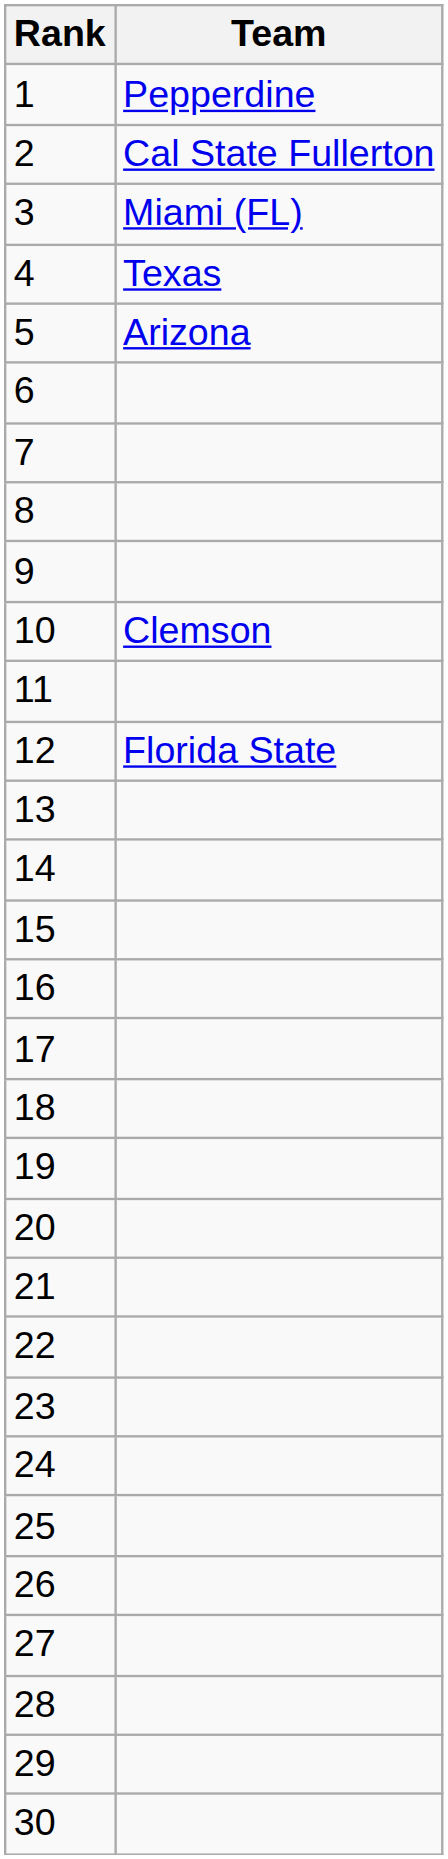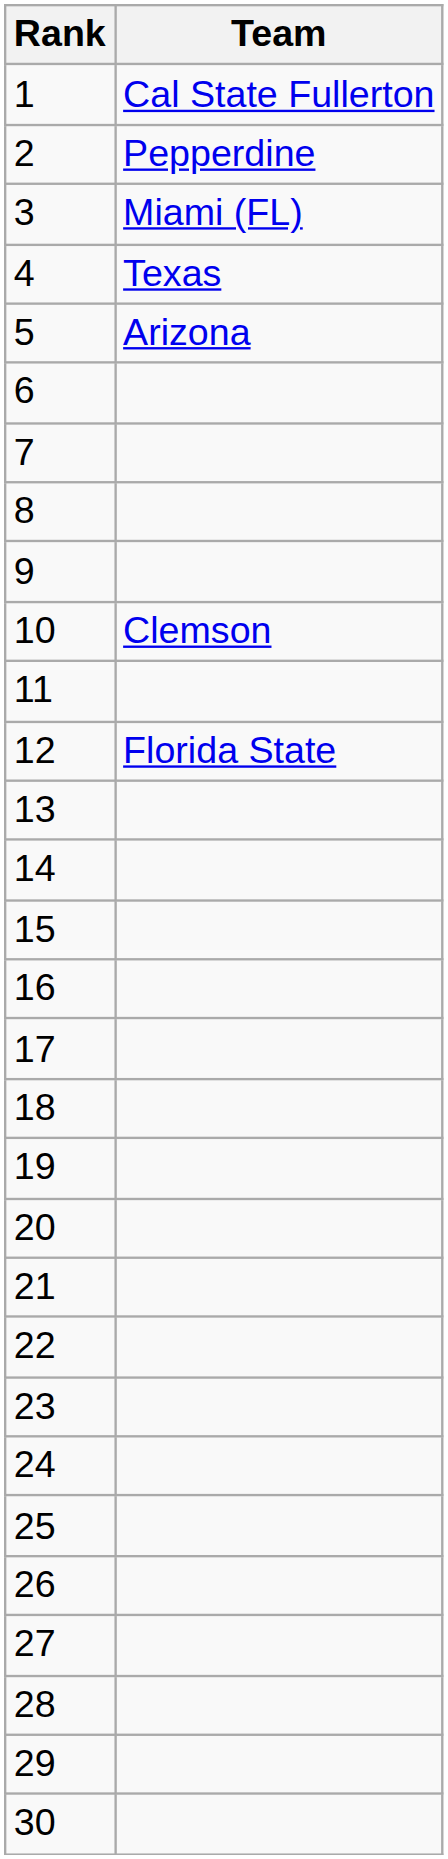(219, 93) Pepperdine -> (279, 93) Cal State Fullerton
(279, 153) Cal State Fullerton -> (219, 153) Pepperdine
